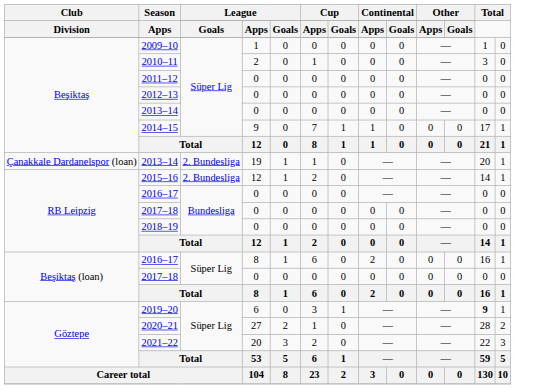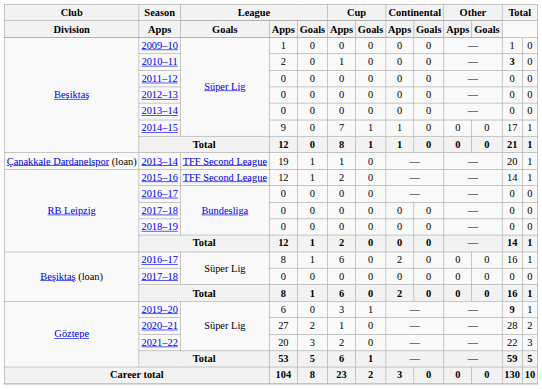(485, 62) normal -> (512, 62) bold
(211, 161) 2. Bundesliga -> (225, 161) TFF Second League
(211, 177) 2. Bundesliga -> (225, 177) TFF Second League
